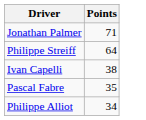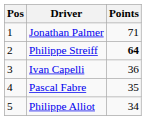+ column: (15, 13)
(111, 51) normal -> (133, 51) bold
(111, 69) 38 -> (133, 69) 36
